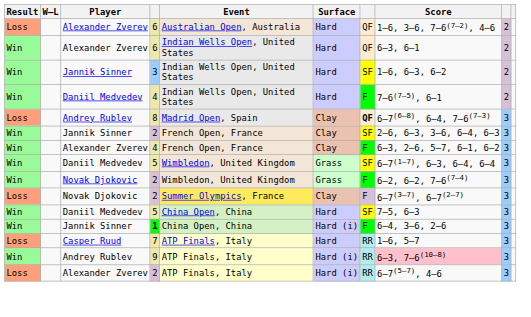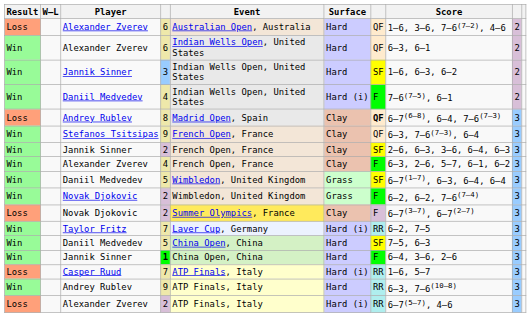(326, 97) Hard -> (347, 97) Hard (i)
+ row: (111, 134)
+ row: (95, 229)
(337, 226) Hard (i) -> (337, 257) Hard
(326, 241) Hard -> (347, 272) Hard (i)
(337, 256) Hard (i) -> (337, 287) Hard
(412, 256) pink background -> (422, 287) no background
